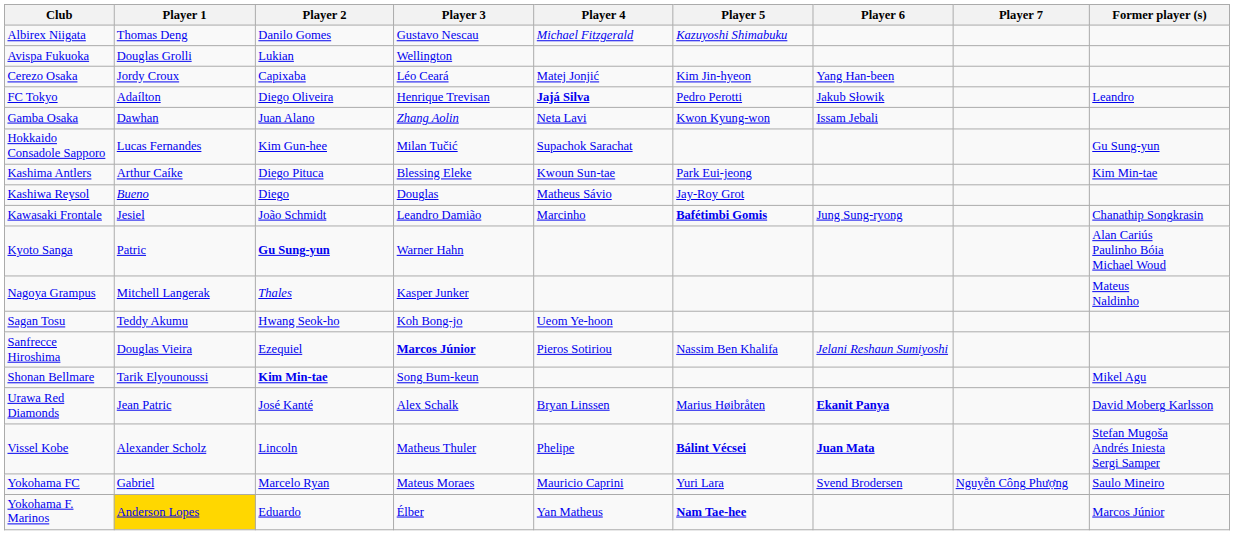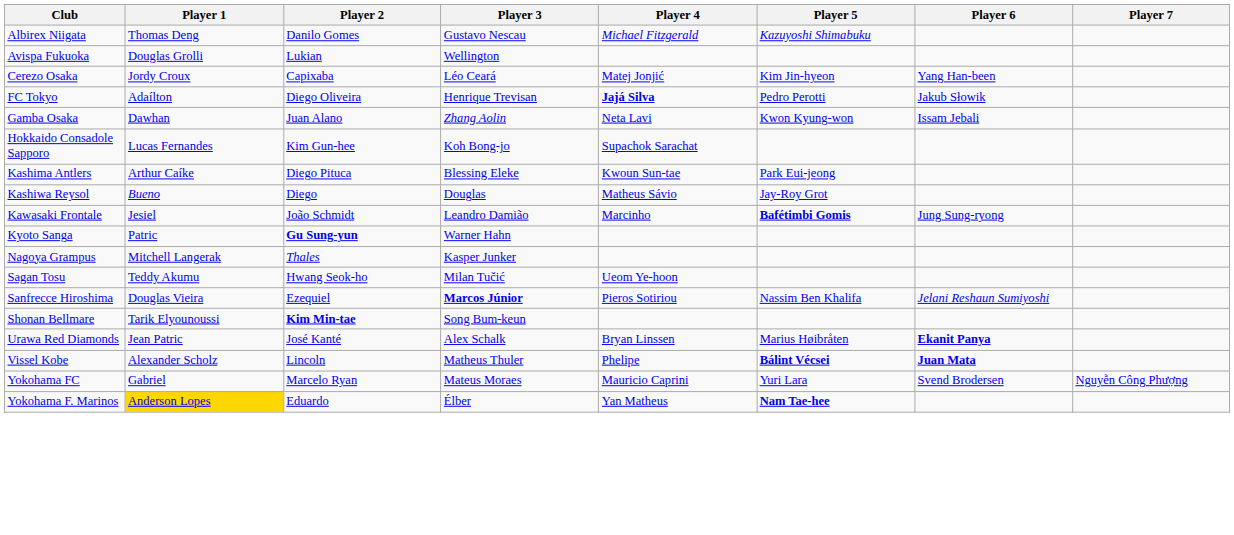- column: (1159, 14)
(427, 146) Milan Tučić -> (477, 146) Koh Bong-jo
(430, 321) Koh Bong-jo -> (474, 277) Milan Tučić
